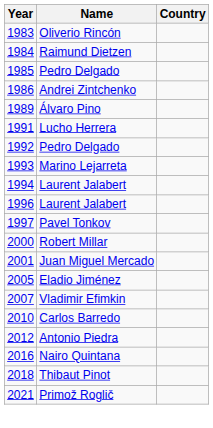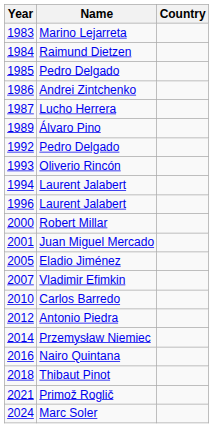(80, 33) Oliverio Rincón -> (83, 33) Marino Lejarreta
+ row: (20, 109)
- row: (20, 128)
(83, 166) Marino Lejarreta -> (80, 166) Oliverio Rincón
- row: (20, 223)
+ row: (20, 337)
+ row: (20, 413)
